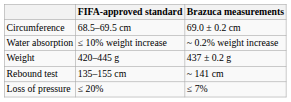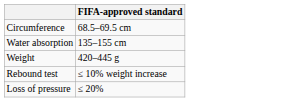- column: (235, 12)
(122, 43) ≤ 10% weight increase -> (102, 43) 135–155 cm
(102, 74) 135–155 cm -> (122, 74) ≤ 10% weight increase
